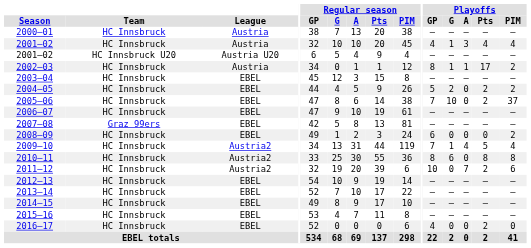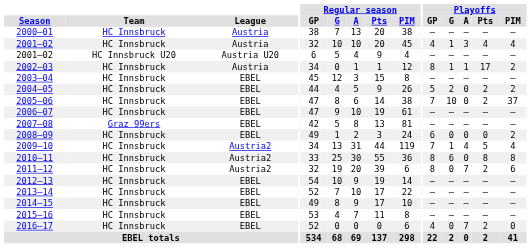(432, 169) 10 -> (432, 169) 8
(466, 226) 0 -> (466, 226) 7
